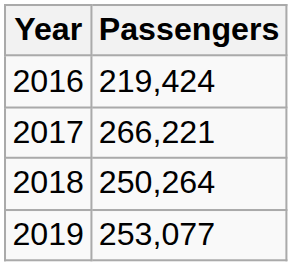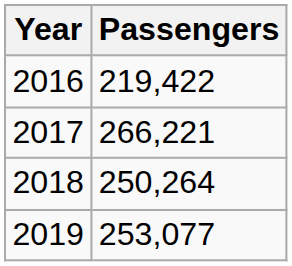(157, 81) 219,424 -> (157, 81) 219,422
